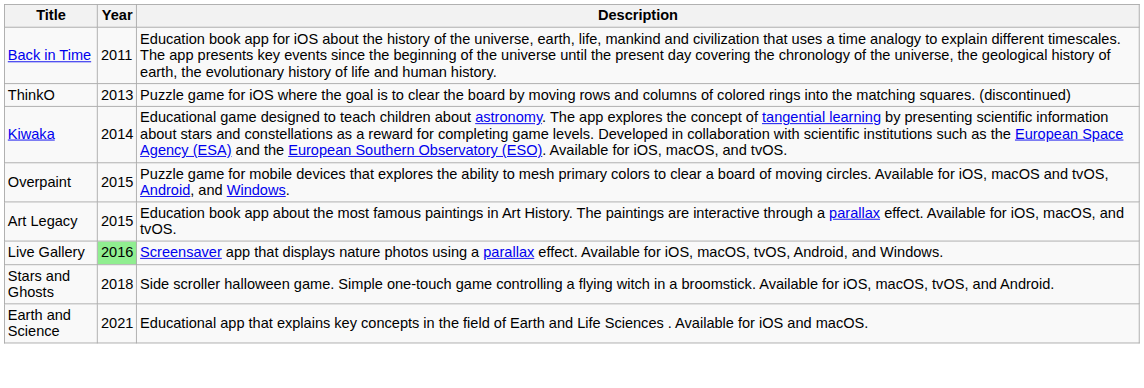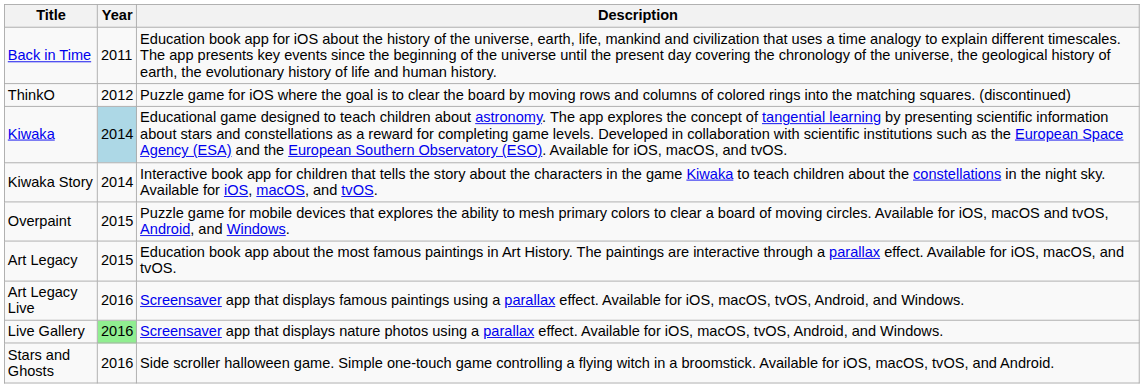(117, 94) 2013 -> (117, 94) 2012
(117, 134) no background -> (117, 134) lightblue background
+ row: (50, 182)
+ row: (43, 300)
(117, 284) 2018 -> (117, 363) 2016
- row: (39, 323)
